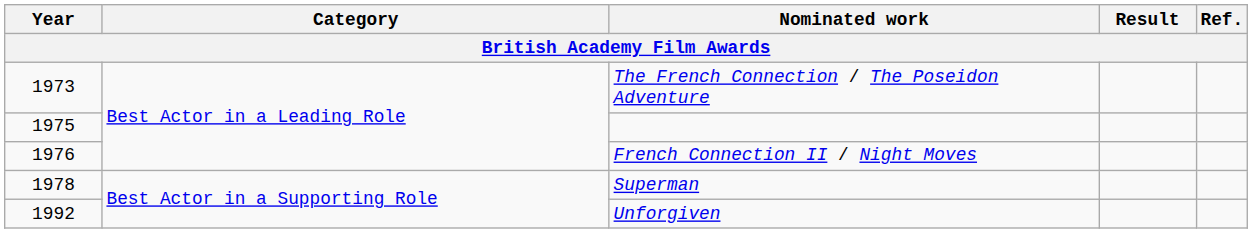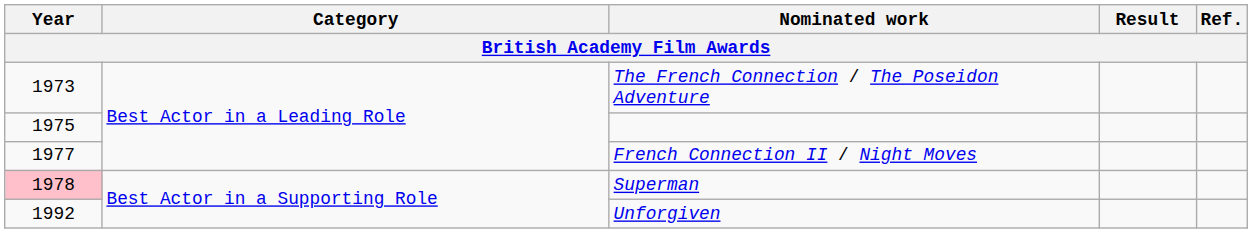(53, 156) 1976 -> (53, 156) 1977
(53, 185) no background -> (53, 185) pink background
